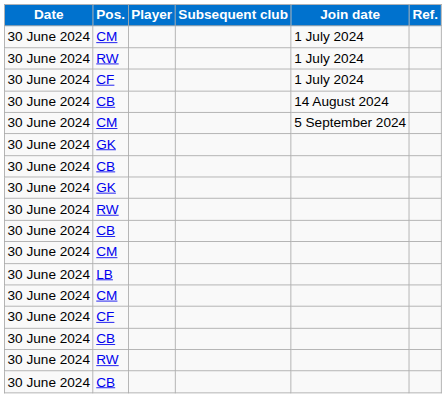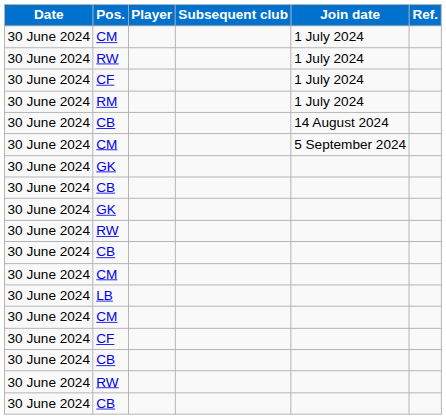+ row: (49, 101)
